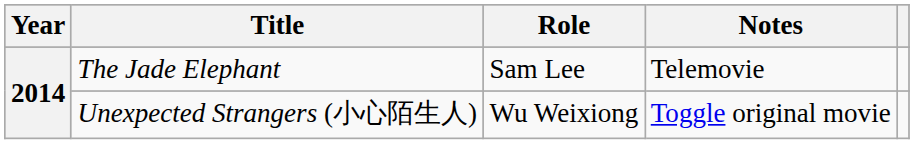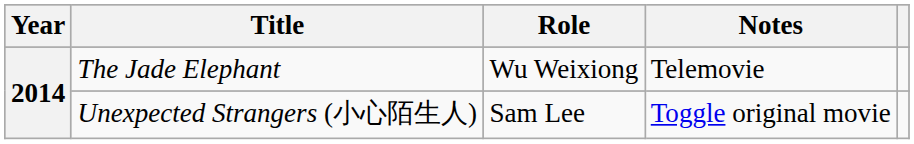(537, 68) Sam Lee -> (564, 68) Wu Weixiong
(564, 114) Wu Weixiong -> (537, 114) Sam Lee
